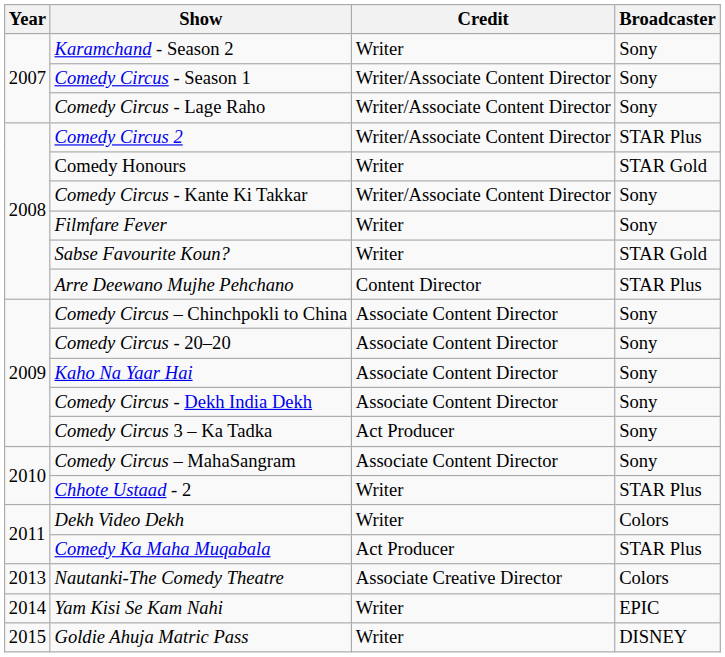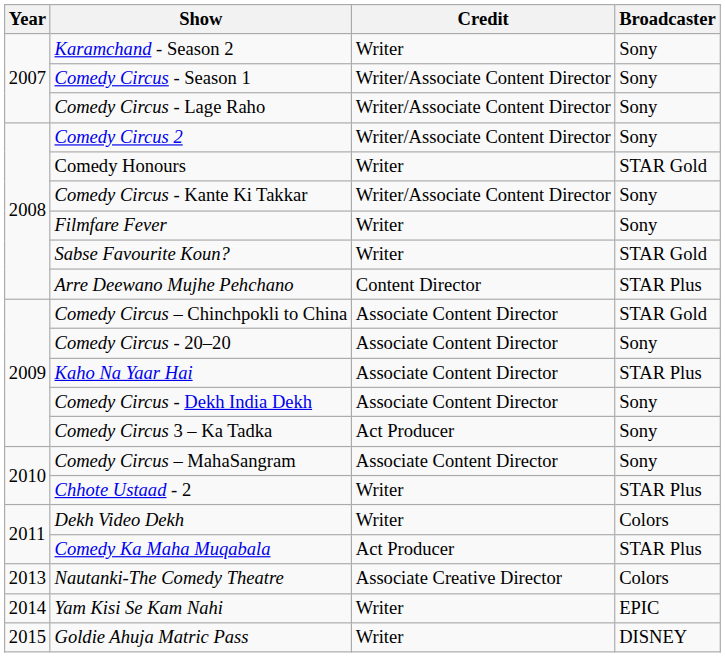(660, 136) STAR Plus -> (638, 136) Sony
(638, 313) Sony -> (663, 313) STAR Gold
(638, 372) Sony -> (660, 372) STAR Plus
